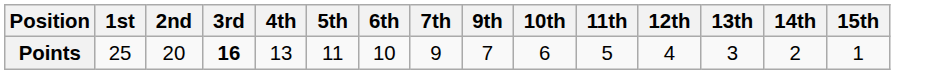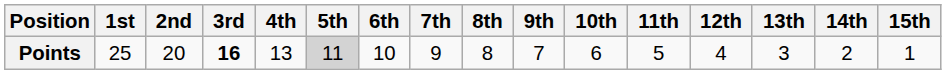+ column: (487, 20)
(333, 53) no background -> (333, 53) lightgrey background
